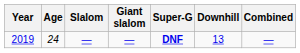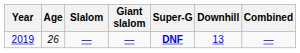(53, 39) 24 -> (53, 39) 26
